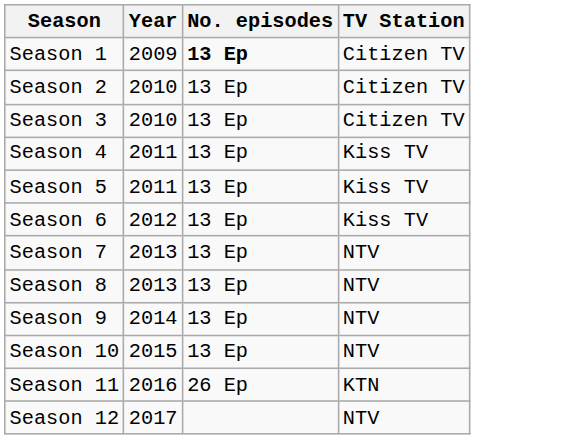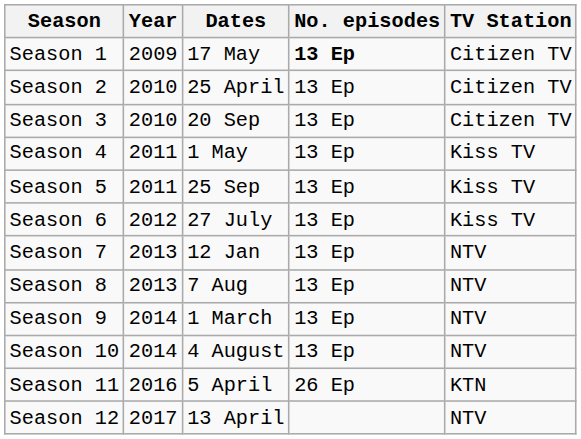+ column: (236, 21)
(153, 352) 2015 -> (153, 352) 2014
